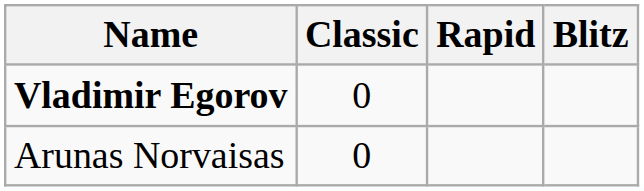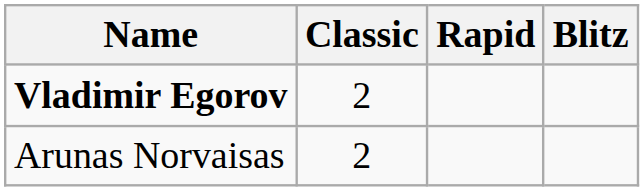(362, 94) 0 -> (362, 94) 2
(362, 154) 0 -> (362, 154) 2
